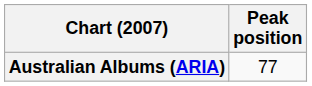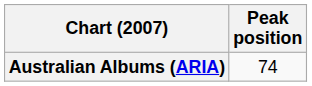(268, 66) 77 -> (268, 66) 74
